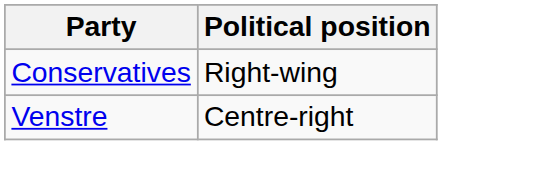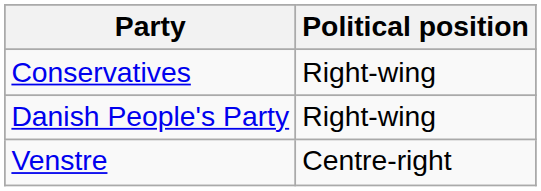+ row: (150, 116)
